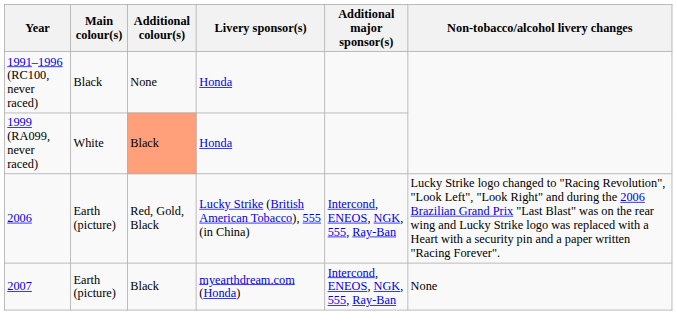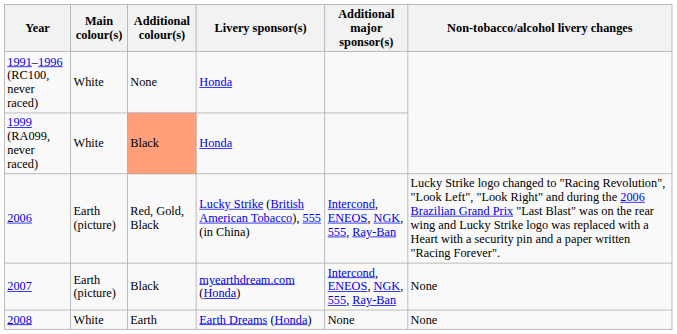(88, 82) Black -> (89, 82) White
+ row: (20, 319)
